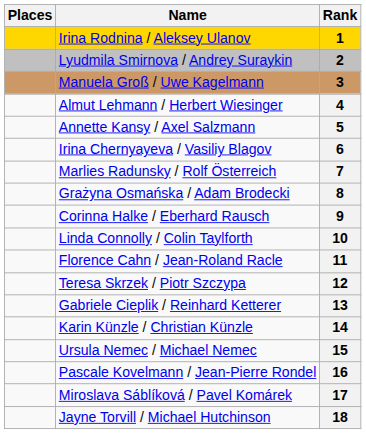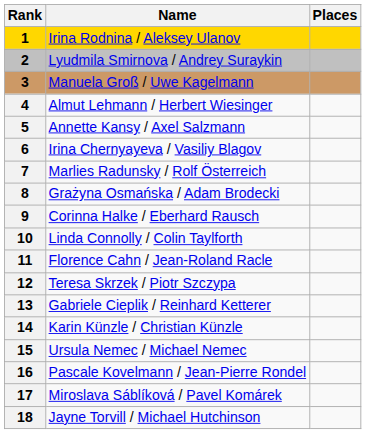columns swapped: (340, 15) <-> (30, 15)
